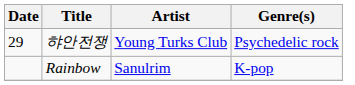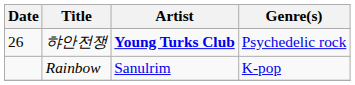(16, 42) 29 -> (16, 42) 26
(171, 42) normal -> (175, 42) bold
